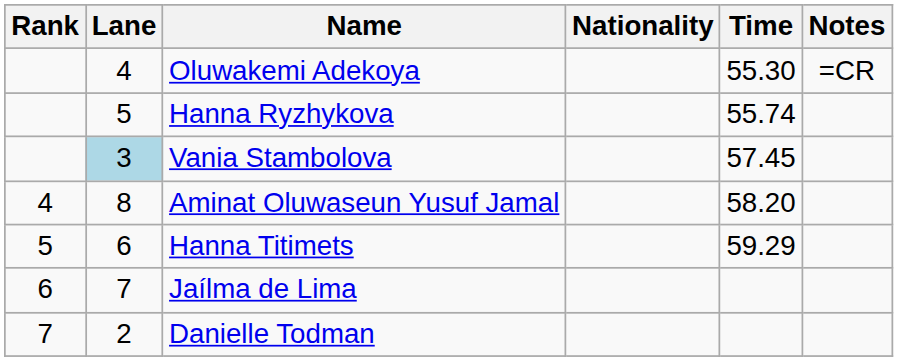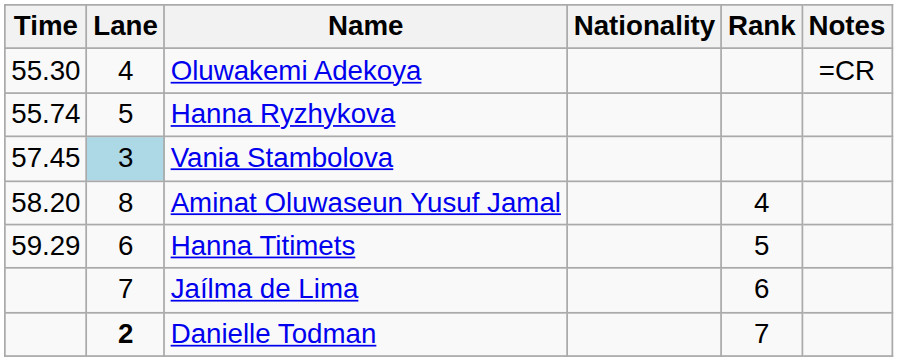columns swapped: (45, 26) <-> (761, 26)
(124, 333) normal -> (126, 333) bold
